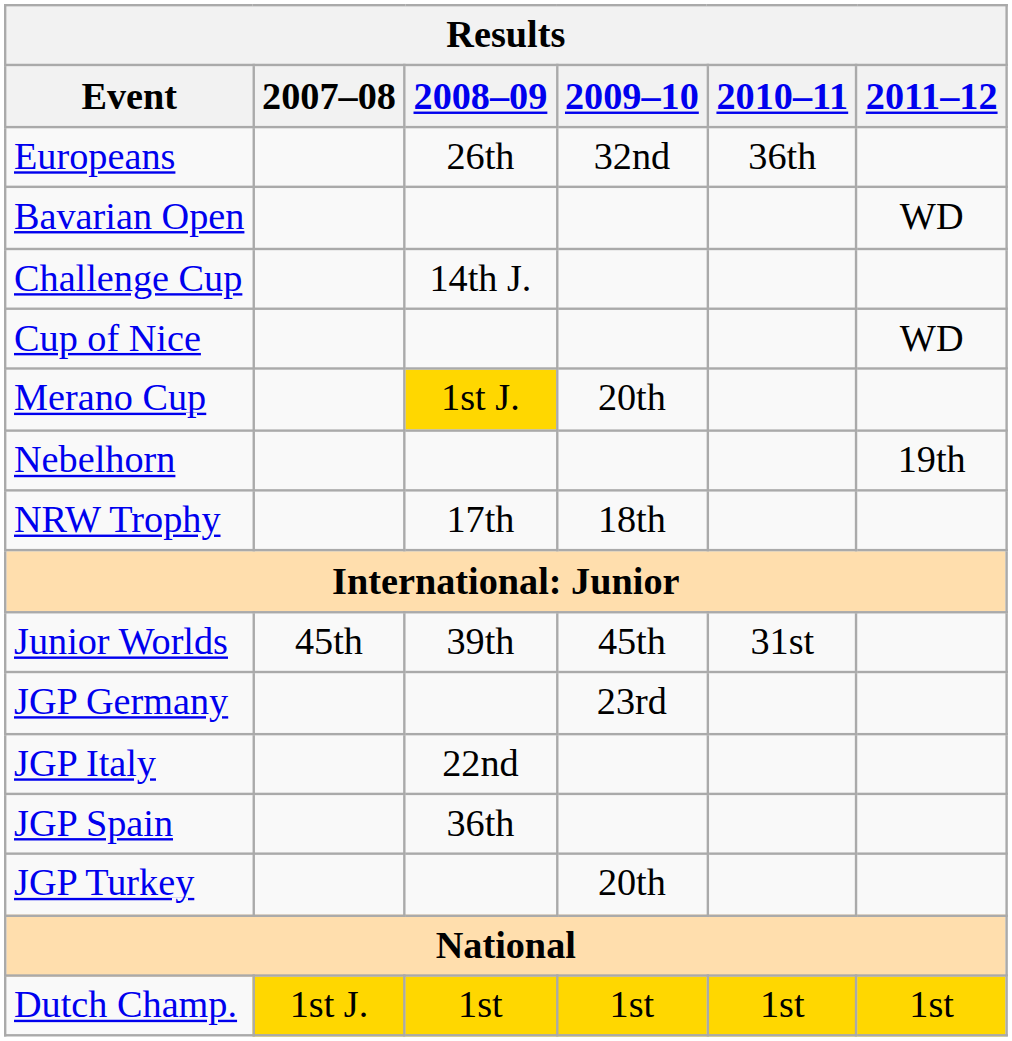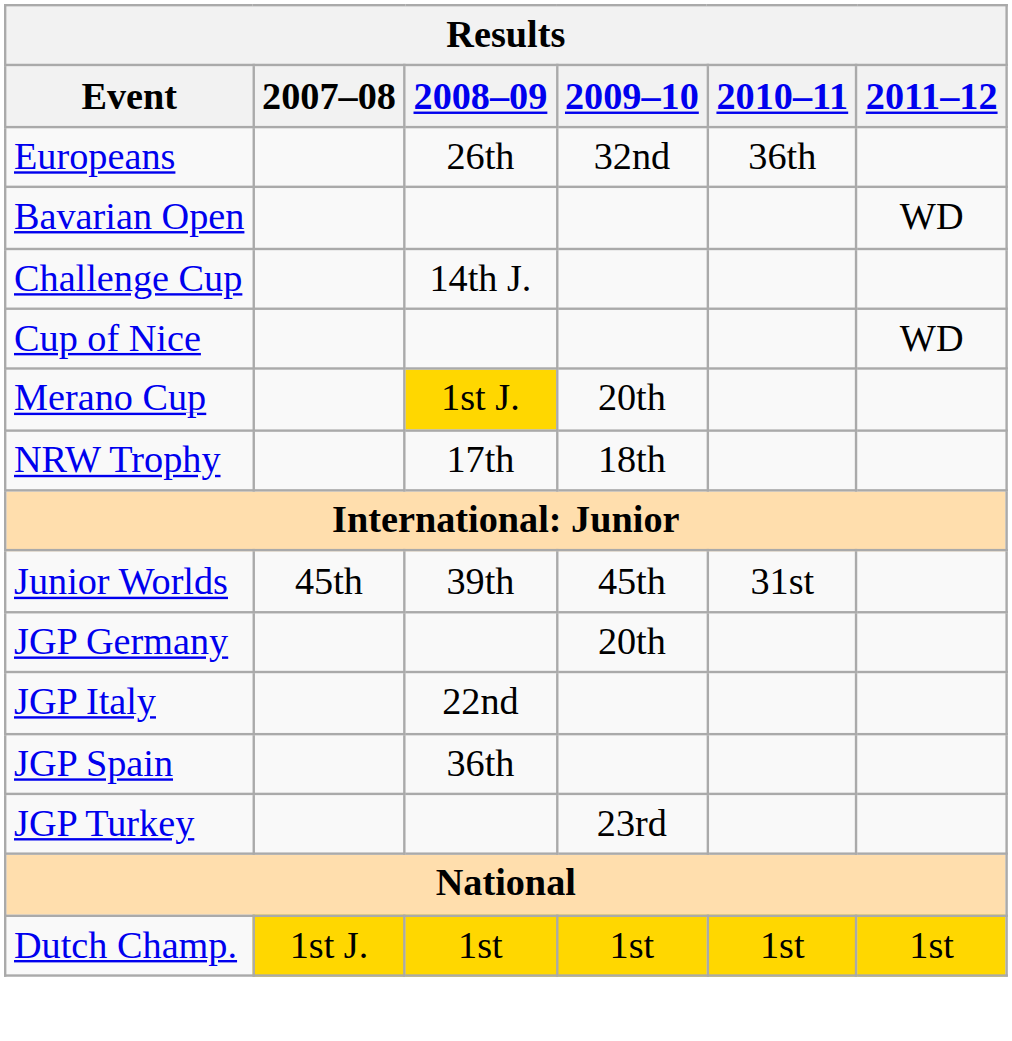- row: (95, 459)
(632, 701) 23rd -> (632, 641) 20th
(632, 883) 20th -> (632, 823) 23rd
